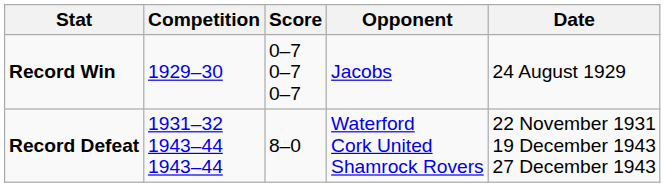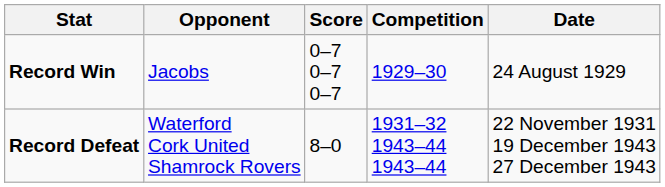columns swapped: (407, 19) <-> (204, 19)
